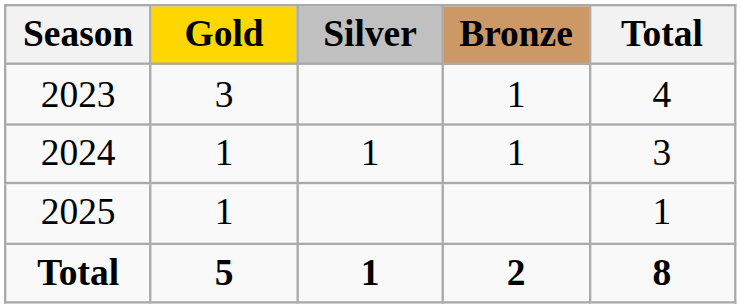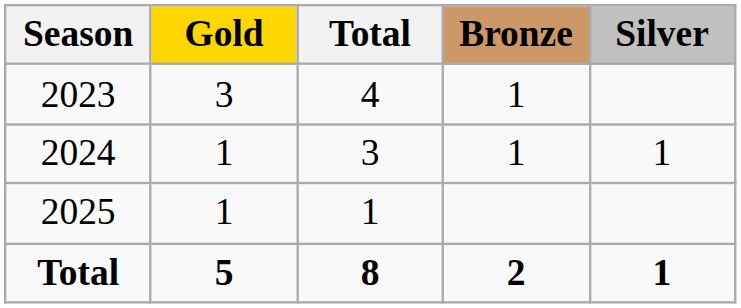columns swapped: (370, 34) <-> (662, 34)
